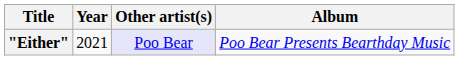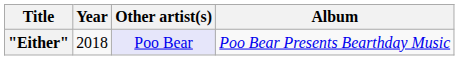(92, 42) 2021 -> (92, 42) 2018
